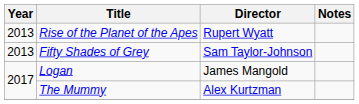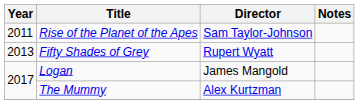(20, 33) 2013 -> (20, 33) 2011
(238, 33) Rupert Wyatt -> (258, 33) Sam Taylor-Johnson
(258, 52) Sam Taylor-Johnson -> (238, 52) Rupert Wyatt
